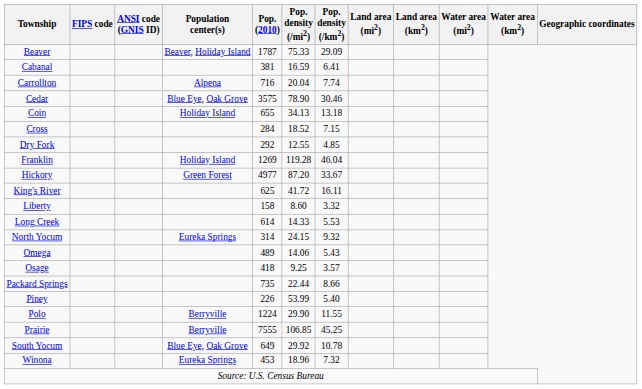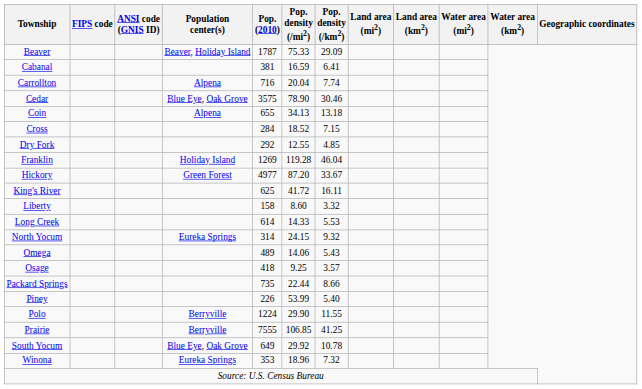(207, 114) Holiday Island -> (207, 114) Alpena
(332, 330) 45.25 -> (332, 330) 41.25
(267, 361) 453 -> (267, 361) 353
